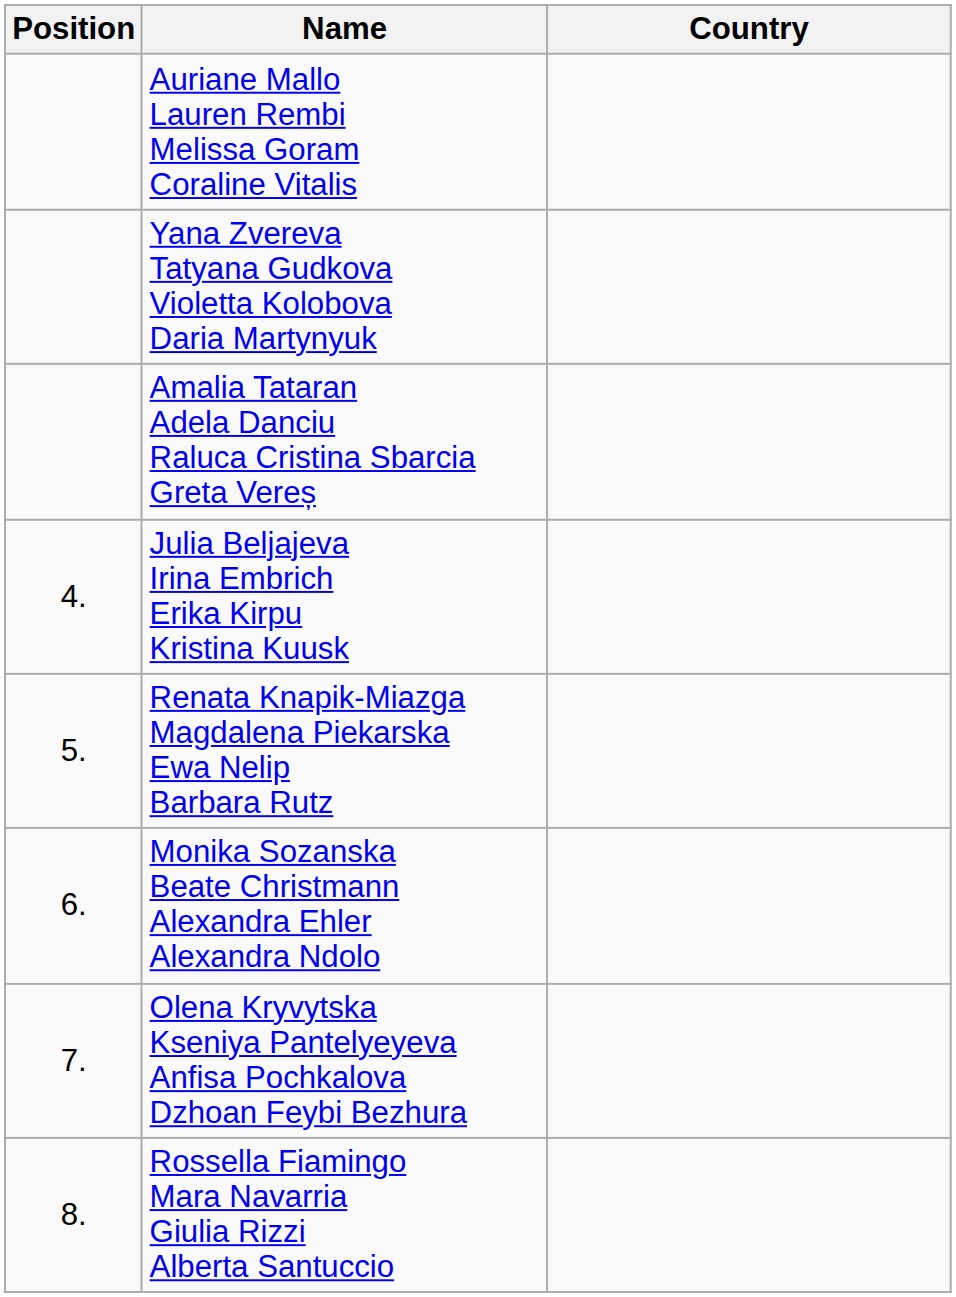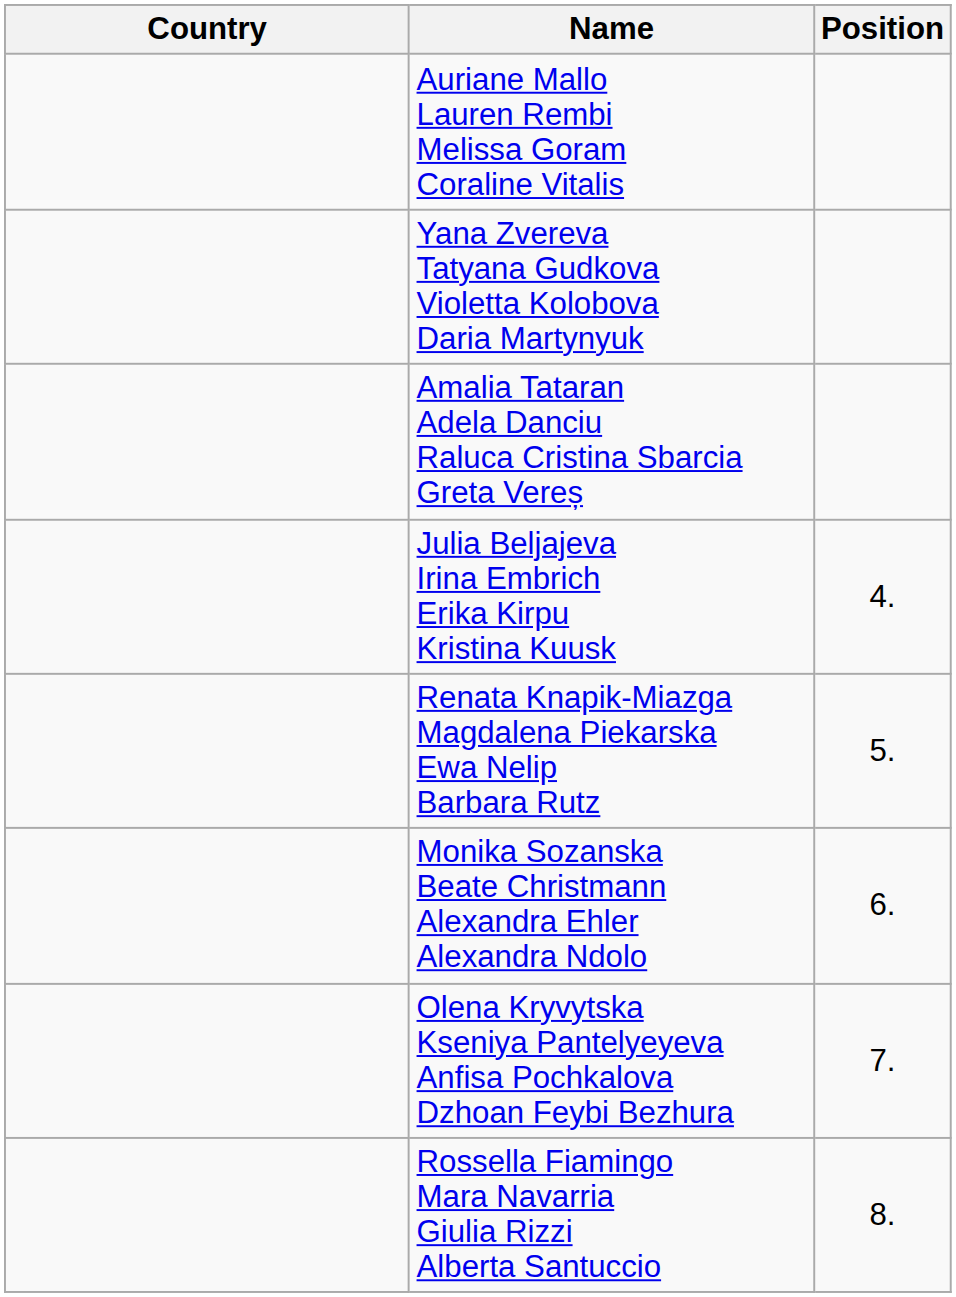columns swapped: (74, 29) <-> (749, 29)
